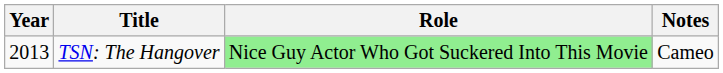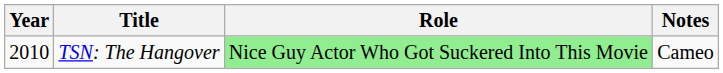(29, 52) 2013 -> (29, 52) 2010
